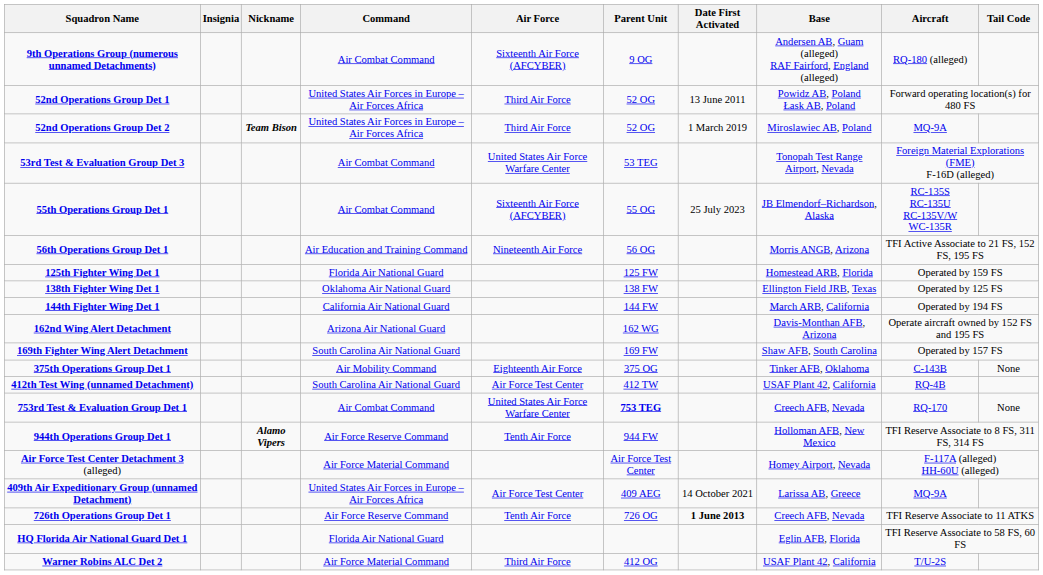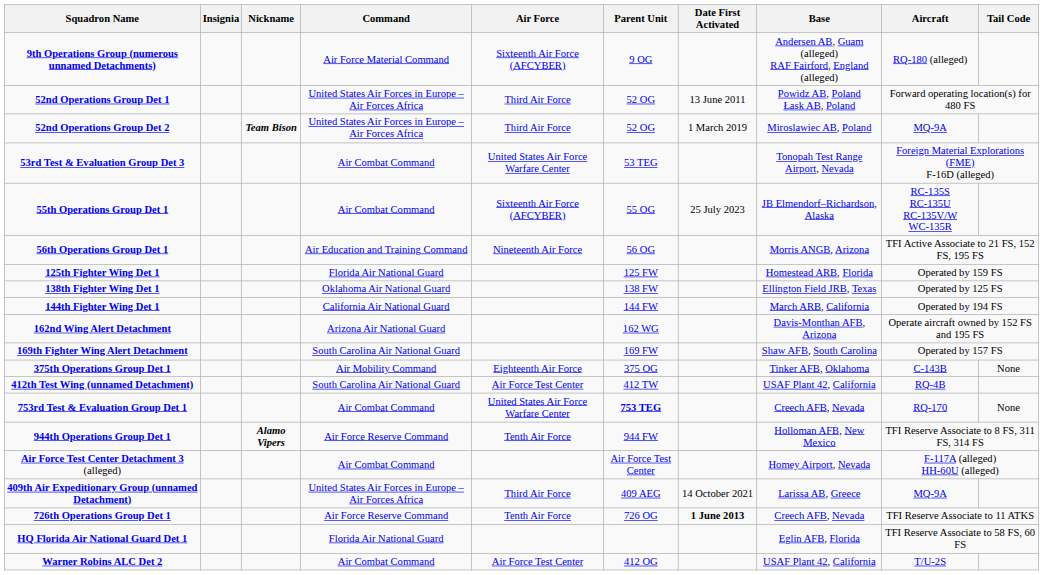(386, 59) Air Combat Command -> (386, 59) Air Force Material Command
(386, 464) Air Force Material Command -> (386, 464) Air Combat Command
(538, 493) Air Force Test Center -> (538, 493) Third Air Force
(386, 561) Air Force Material Command -> (386, 561) Air Combat Command
(538, 561) Third Air Force -> (538, 561) Air Force Test Center
